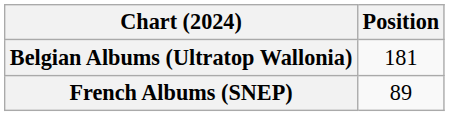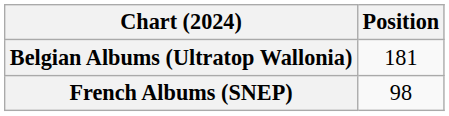(401, 92) 89 -> (401, 92) 98
